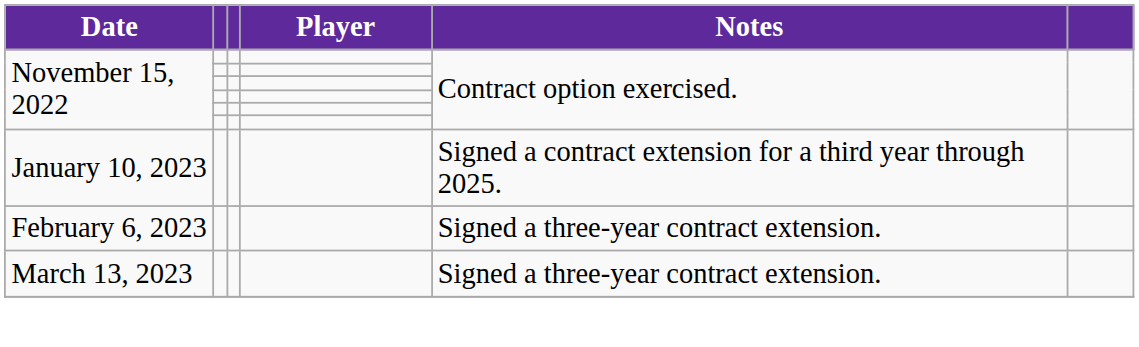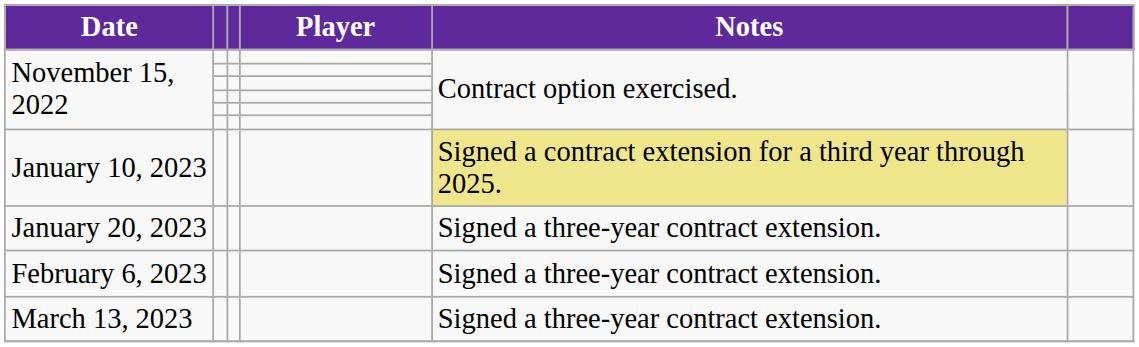(731, 167) no background -> (731, 167) khaki background
+ row: (109, 228)
